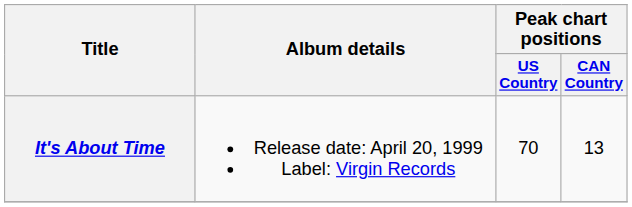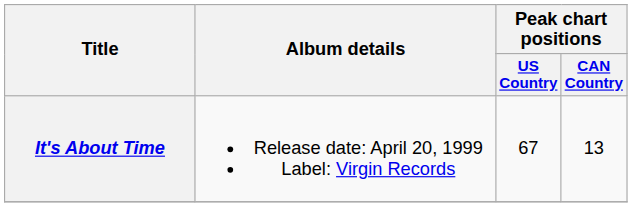(528, 148) 70 -> (528, 148) 67
